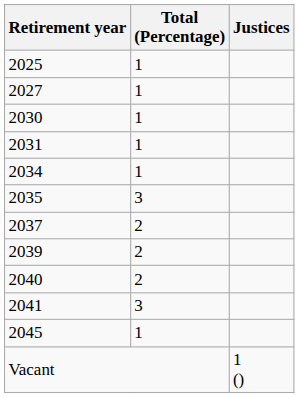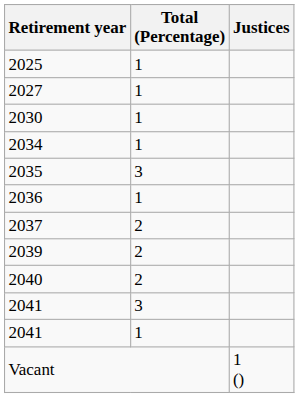- row: (25, 144)
+ row: (25, 198)
+ row: (25, 332)
- row: (25, 332)
